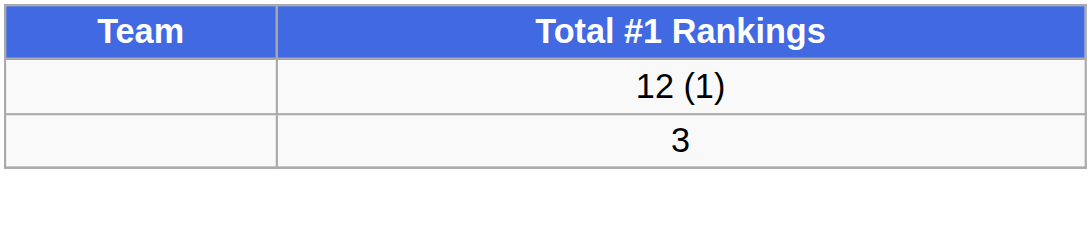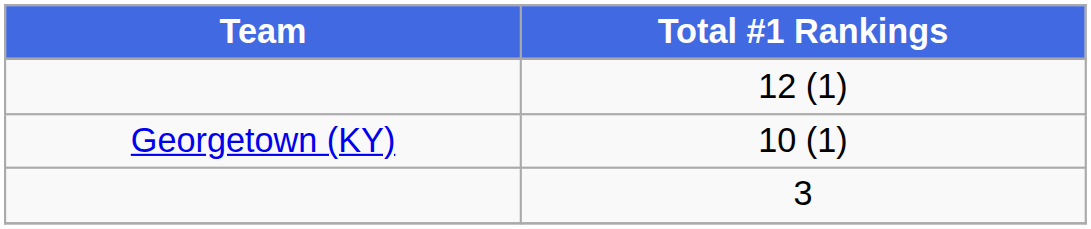+ row: (803, 140)
